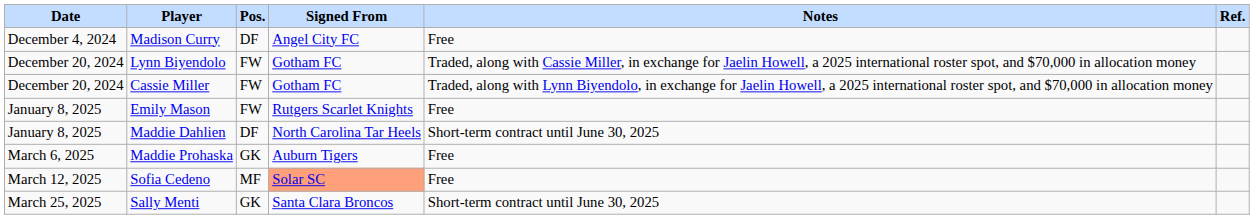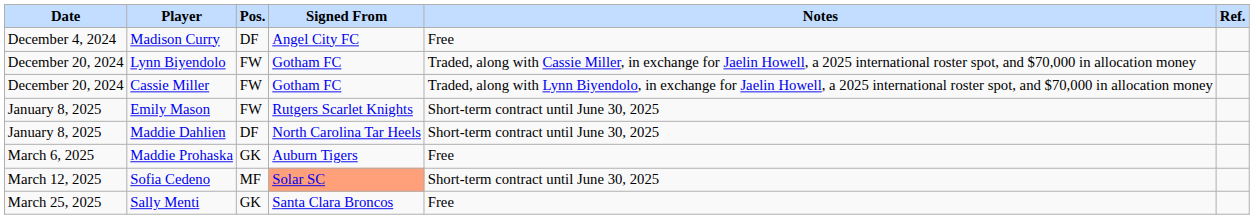(441, 109) Free -> (543, 109) Short-term contract until June 30, 2025
(441, 179) Free -> (543, 179) Short-term contract until June 30, 2025
(543, 202) Short-term contract until June 30, 2025 -> (441, 202) Free
